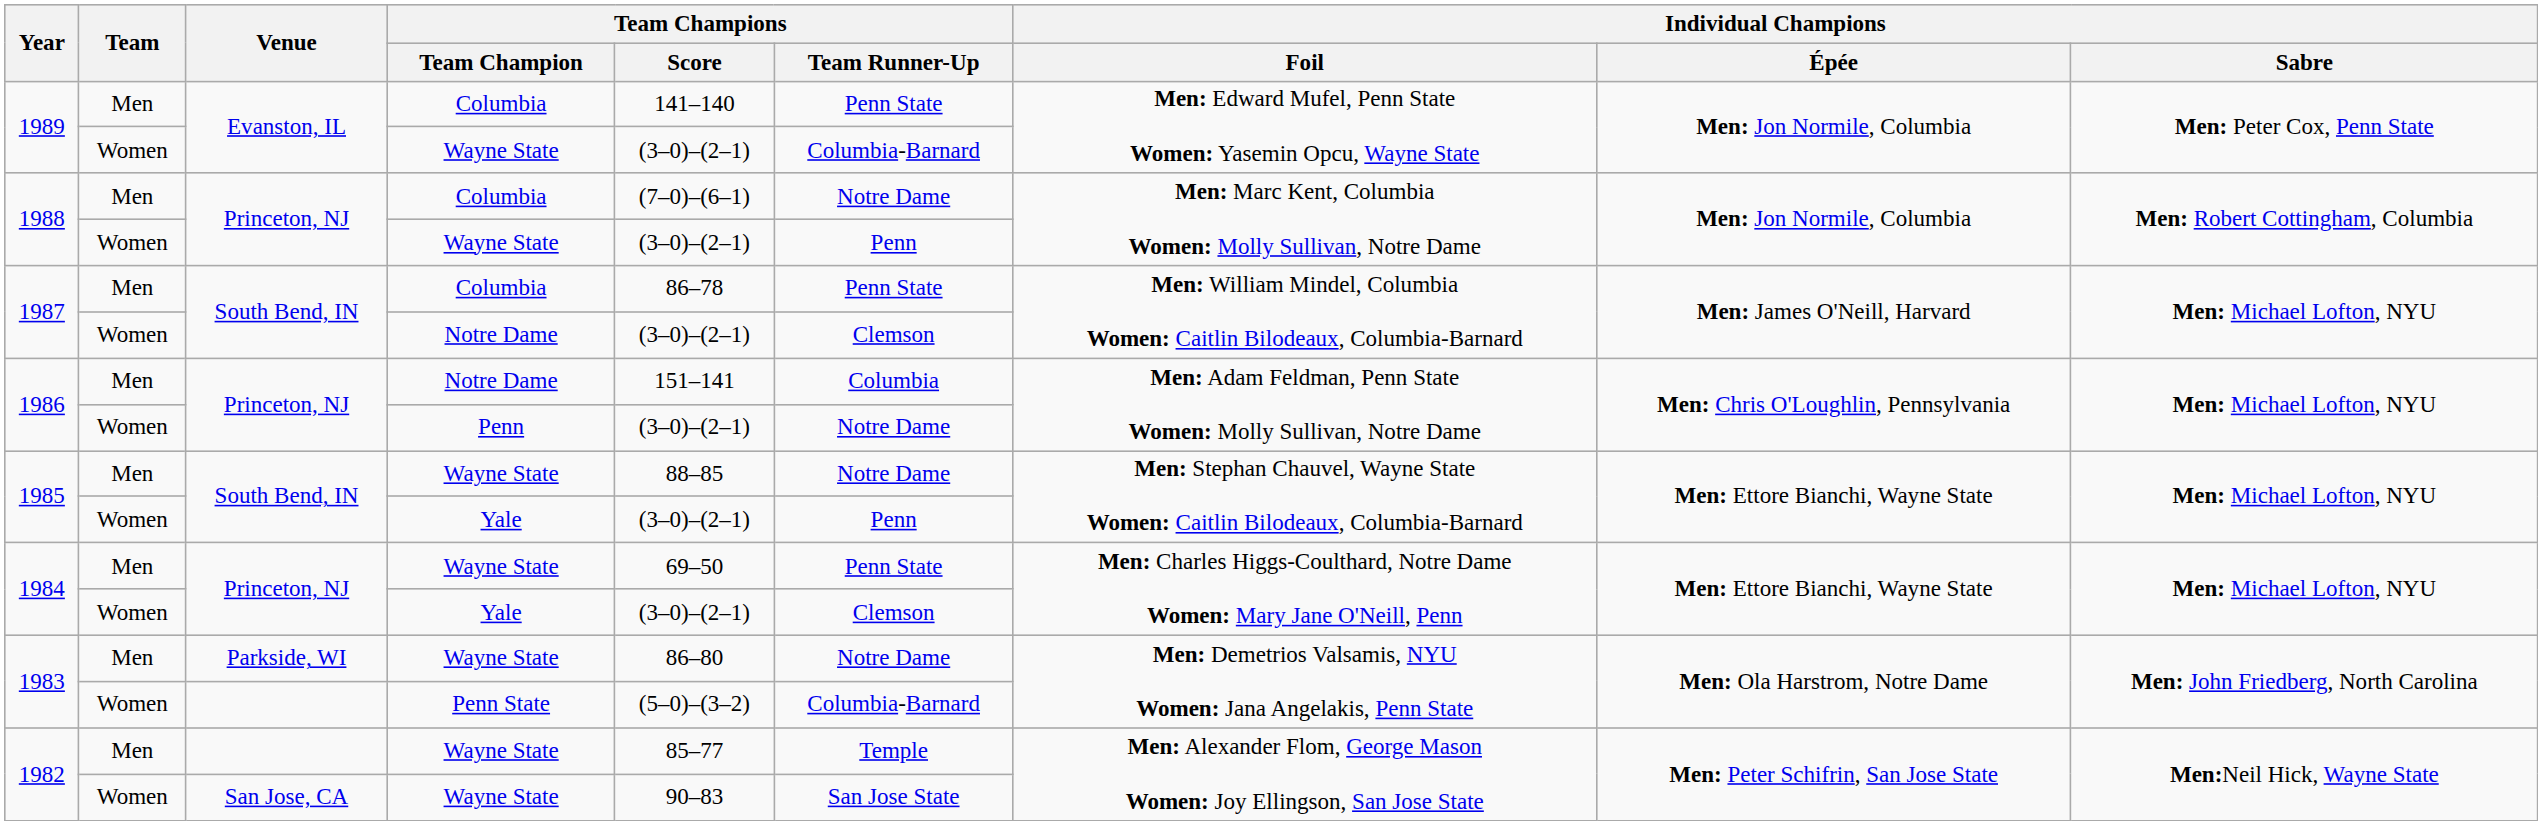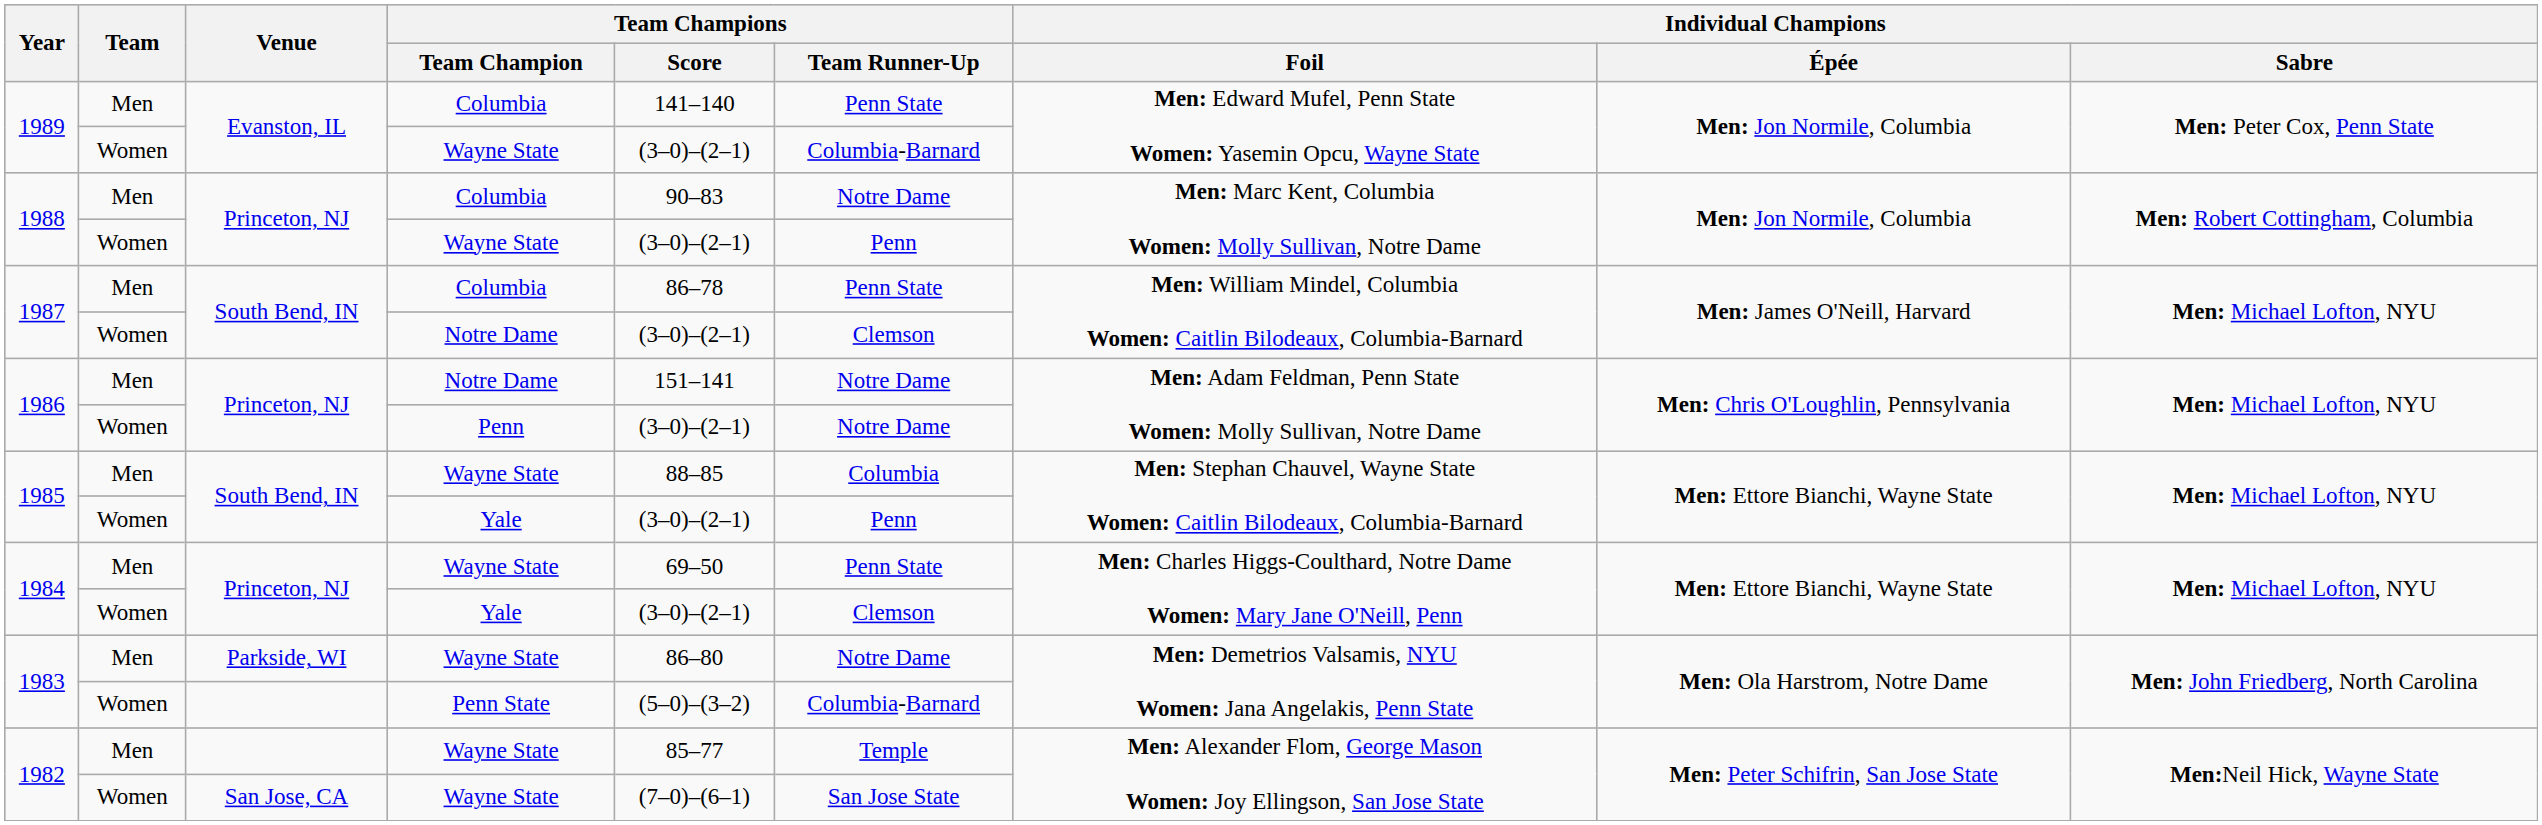(694, 196) (7–0)–(6–1) -> (694, 196) 90–83
(894, 381) Columbia -> (894, 381) Notre Dame
(894, 473) Notre Dame -> (894, 473) Columbia
(694, 796) 90–83 -> (694, 796) (7–0)–(6–1)
